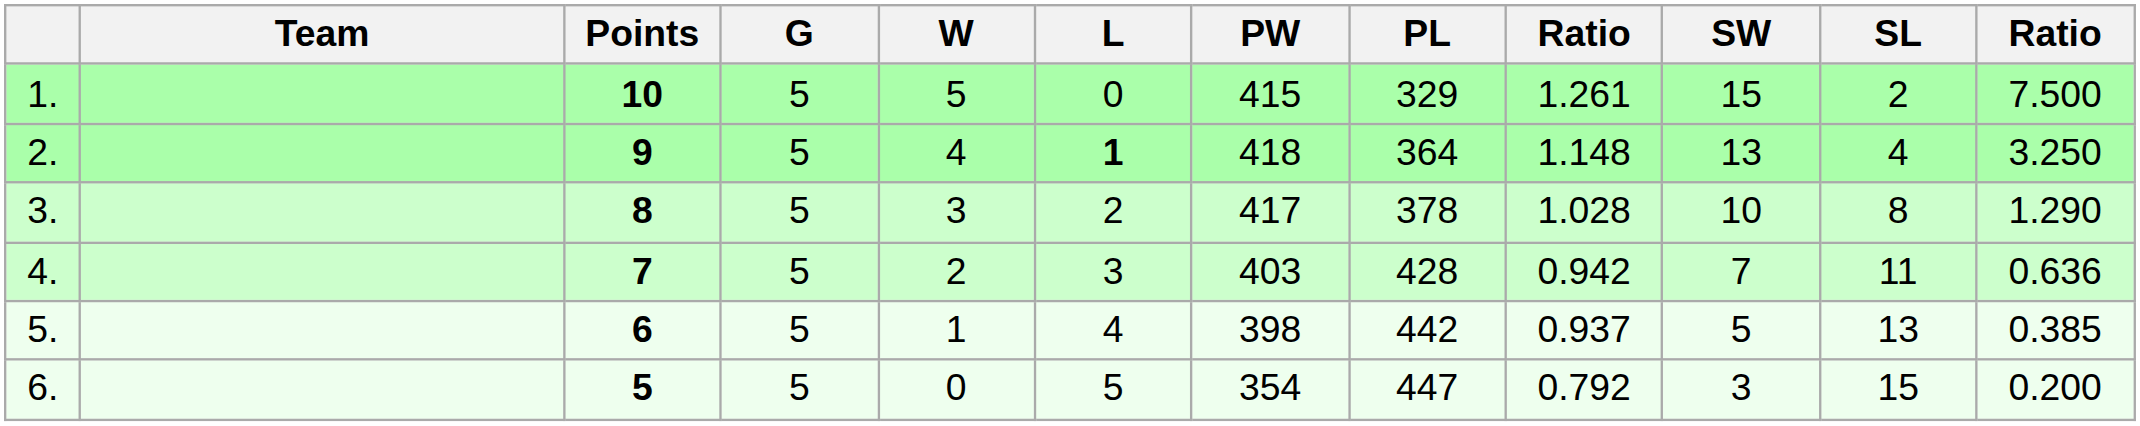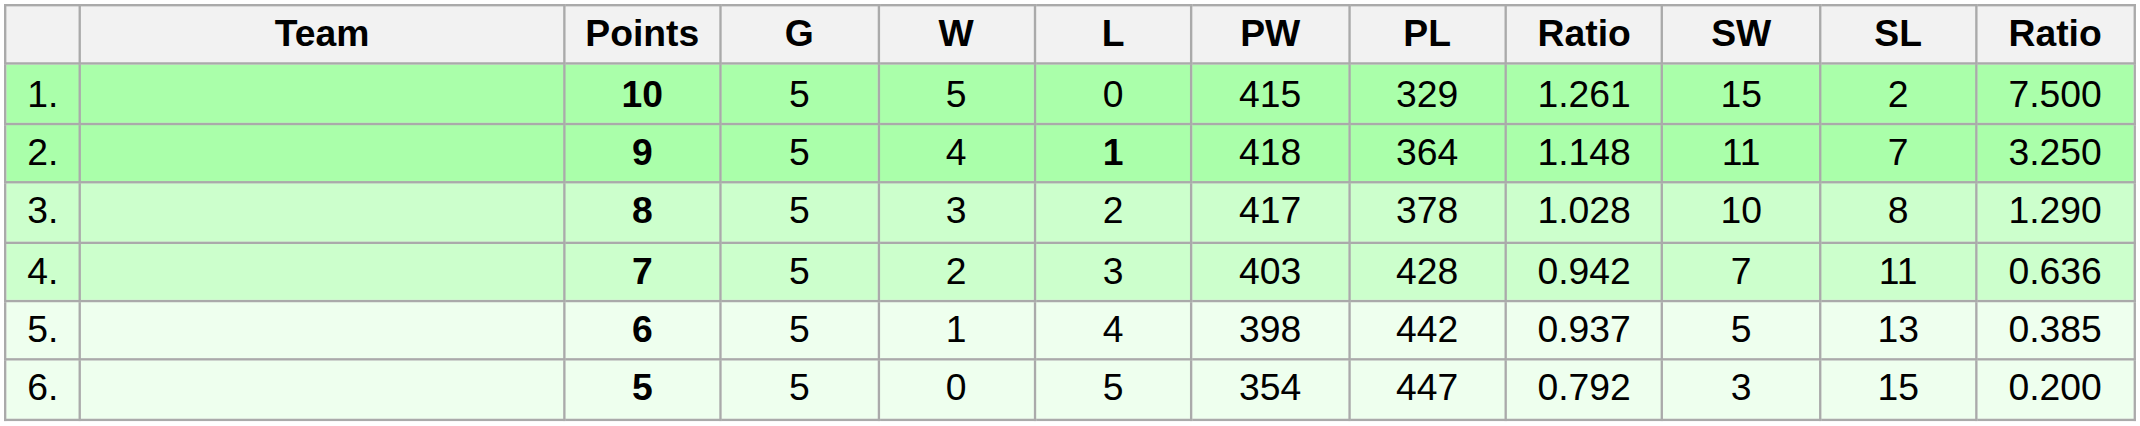(1741, 152) 13 -> (1741, 152) 11
(1898, 152) 4 -> (1898, 152) 7
